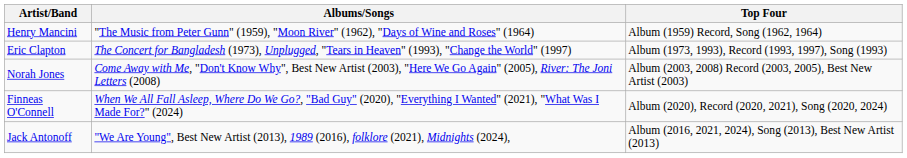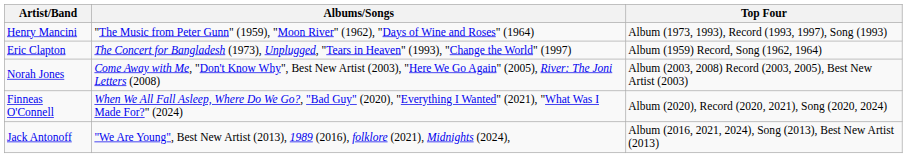(725, 31) Album (1959) Record, Song (1962, 1964) -> (758, 31) Album (1973, 1993), Record (1993, 1997), Song (1993)
(758, 50) Album (1973, 1993), Record (1993, 1997), Song (1993) -> (725, 50) Album (1959) Record, Song (1962, 1964)
